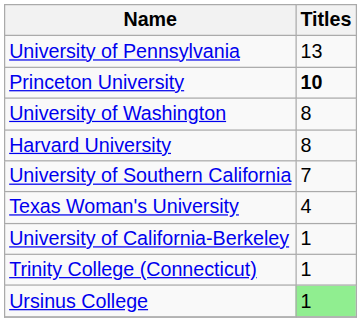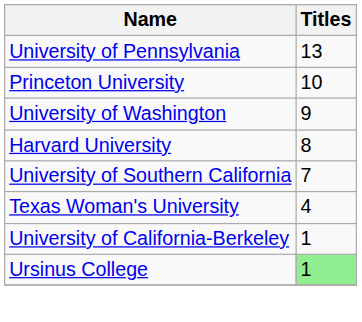(311, 82) bold -> (311, 82) normal
(306, 113) 8 -> (306, 113) 9
- row: (133, 269)
